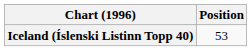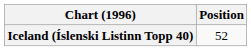(222, 35) 53 -> (222, 35) 52
